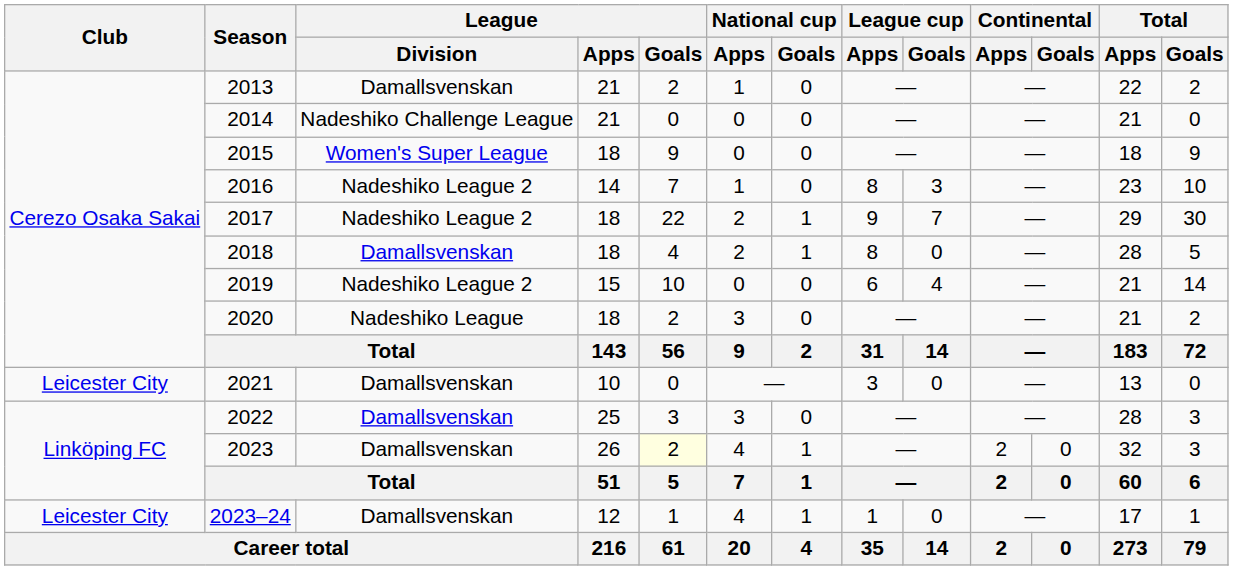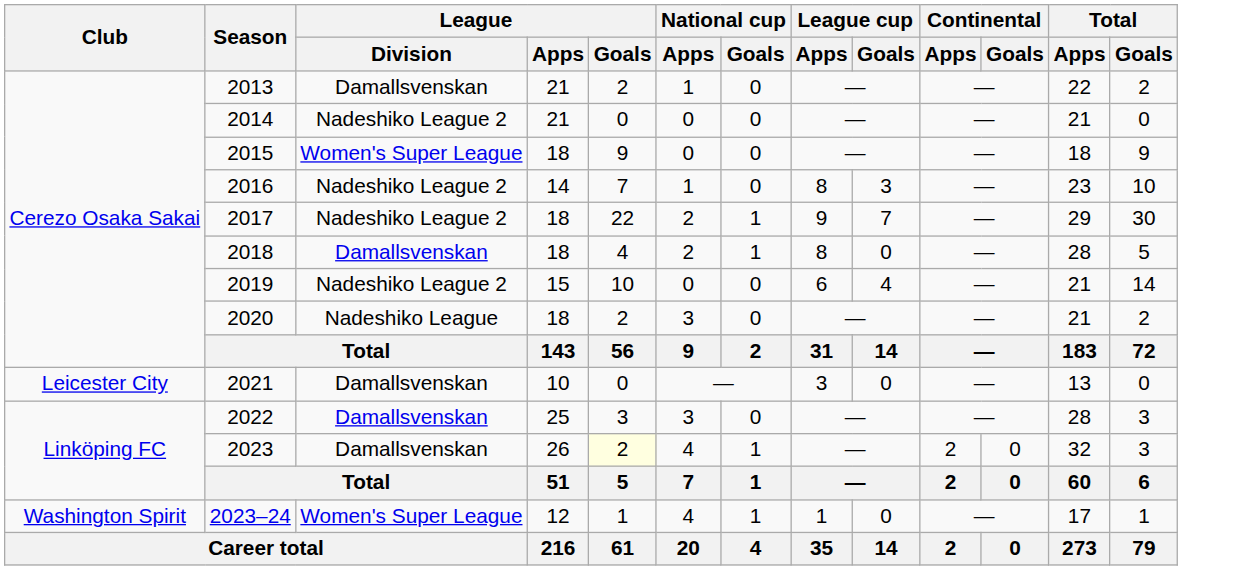(437, 119) Nadeshiko Challenge League -> (411, 119) Nadeshiko League 2
(105, 515) Leicester City -> (105, 515) Washington Spirit
(437, 515) Damallsvenskan -> (411, 515) Women's Super League
